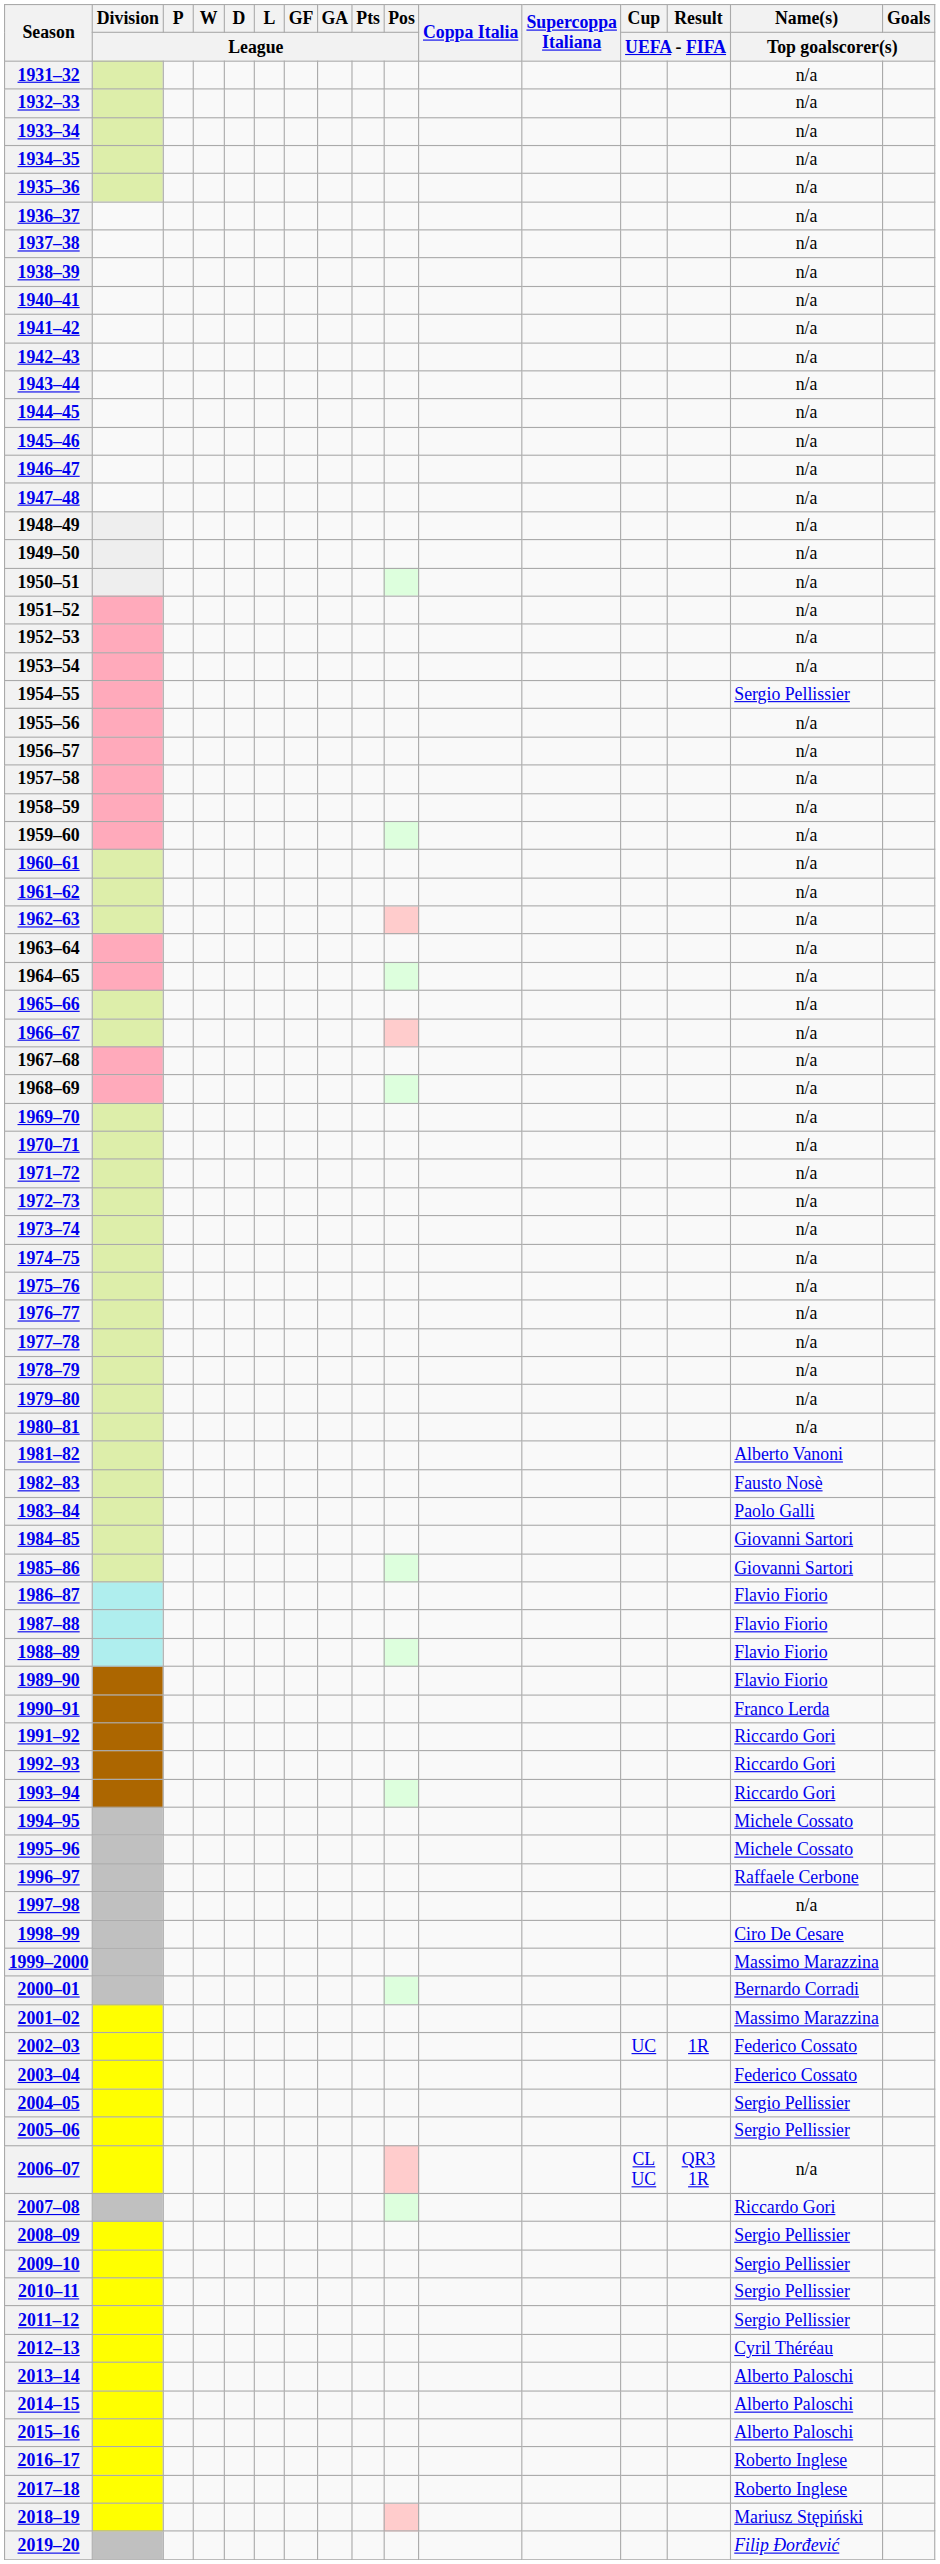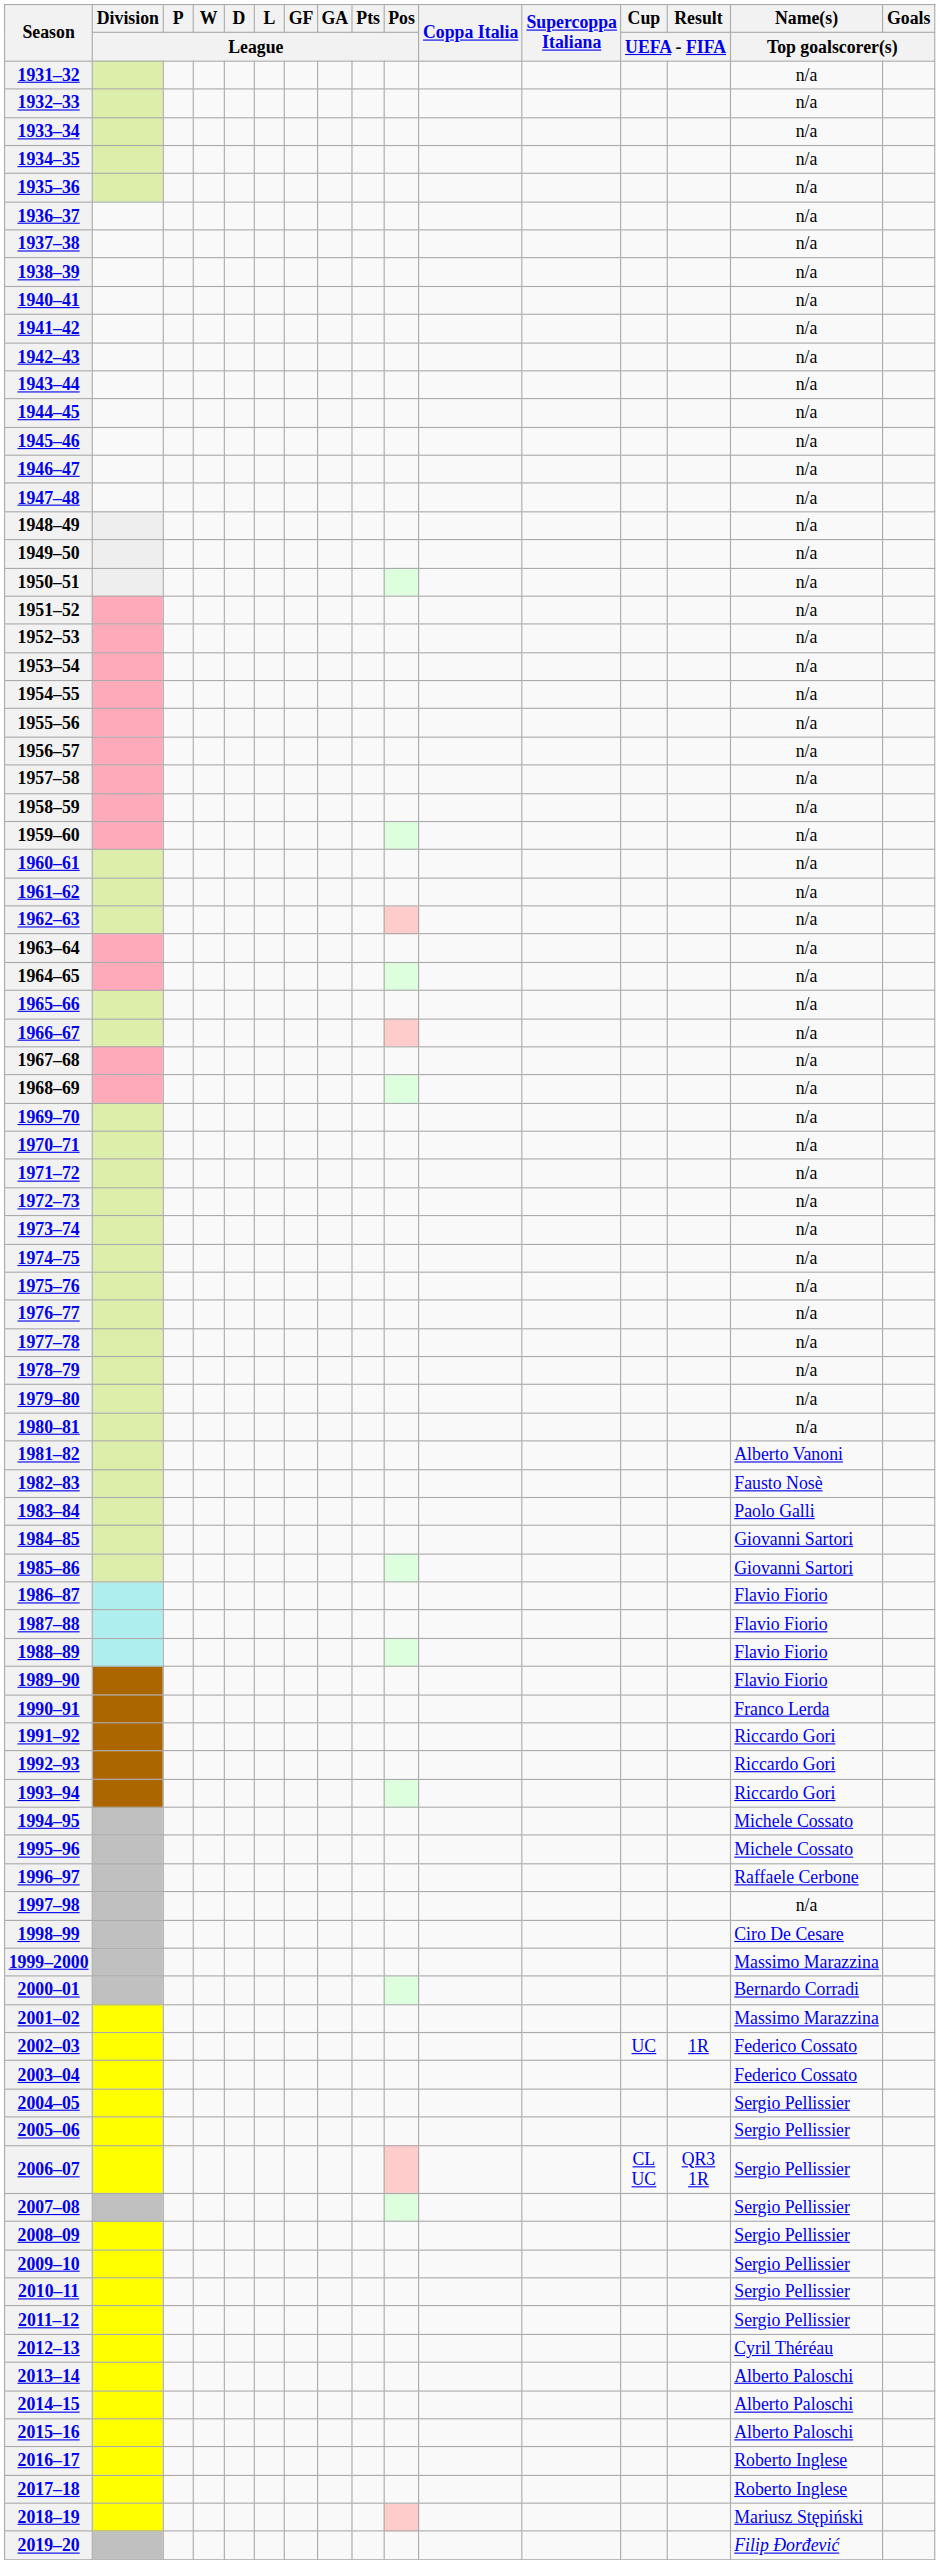(792, 694) Sergio Pellissier -> (807, 694) n/a
(807, 2169) n/a -> (792, 2169) Sergio Pellissier
(785, 2207) Riccardo Gori -> (792, 2207) Sergio Pellissier
